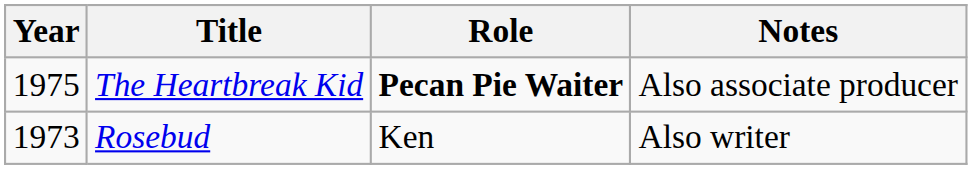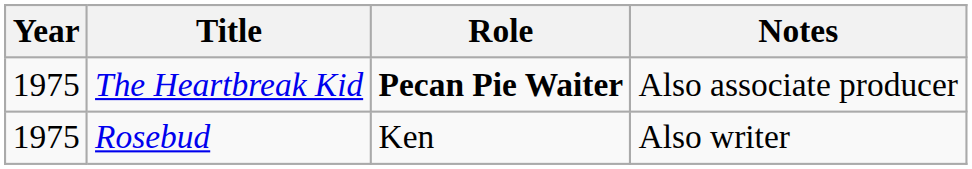(46, 137) 1973 -> (46, 137) 1975
